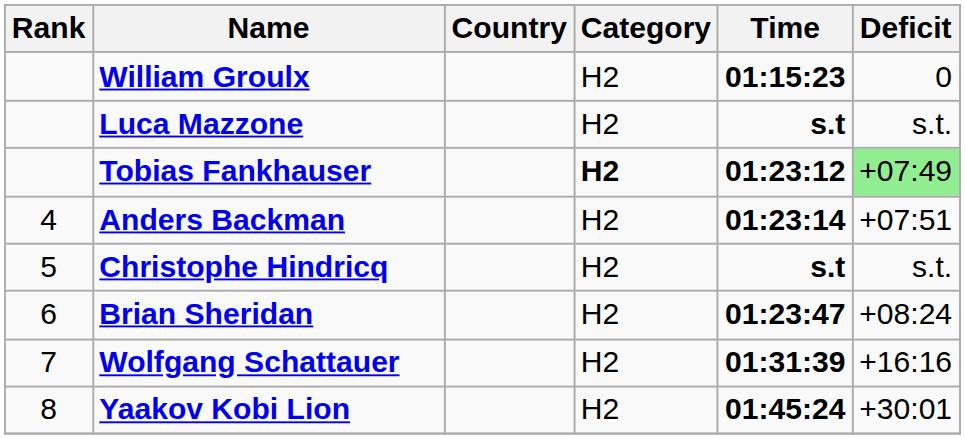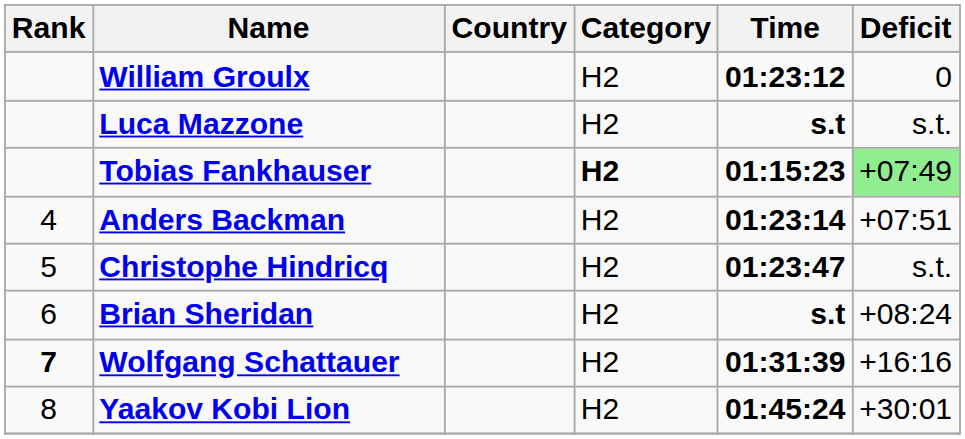(785, 76) 01:15:23 -> (785, 76) 01:23:12
(785, 171) 01:23:12 -> (785, 171) 01:15:23
(828, 266) s.t -> (785, 266) 01:23:47
(785, 314) 01:23:47 -> (828, 314) s.t
(49, 362) normal -> (49, 362) bold
